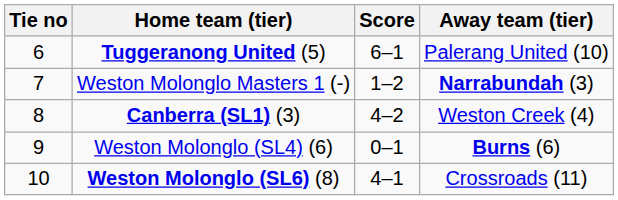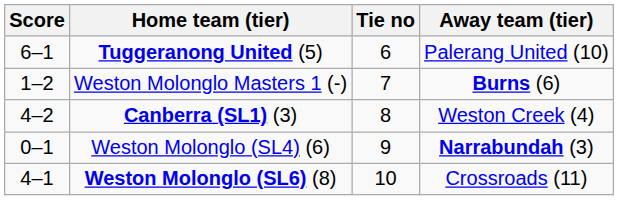columns swapped: (39, 20) <-> (387, 20)
(516, 83) Narrabundah (3) -> (516, 83) Burns (6)
(516, 147) Burns (6) -> (516, 147) Narrabundah (3)
